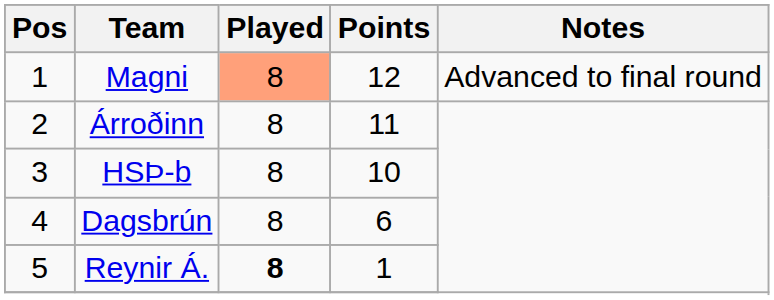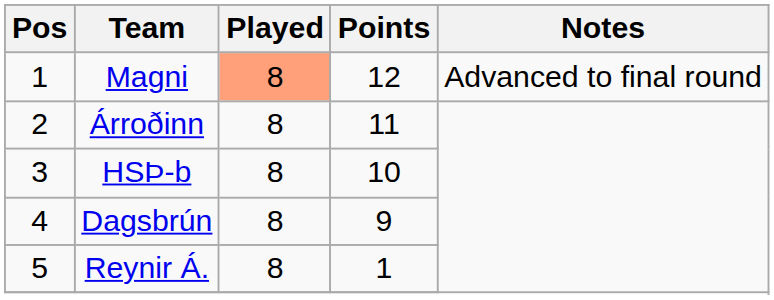(384, 220) 6 -> (384, 220) 9
(275, 268) bold -> (275, 268) normal
